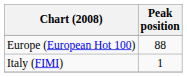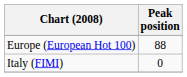(160, 63) 1 -> (160, 63) 0
